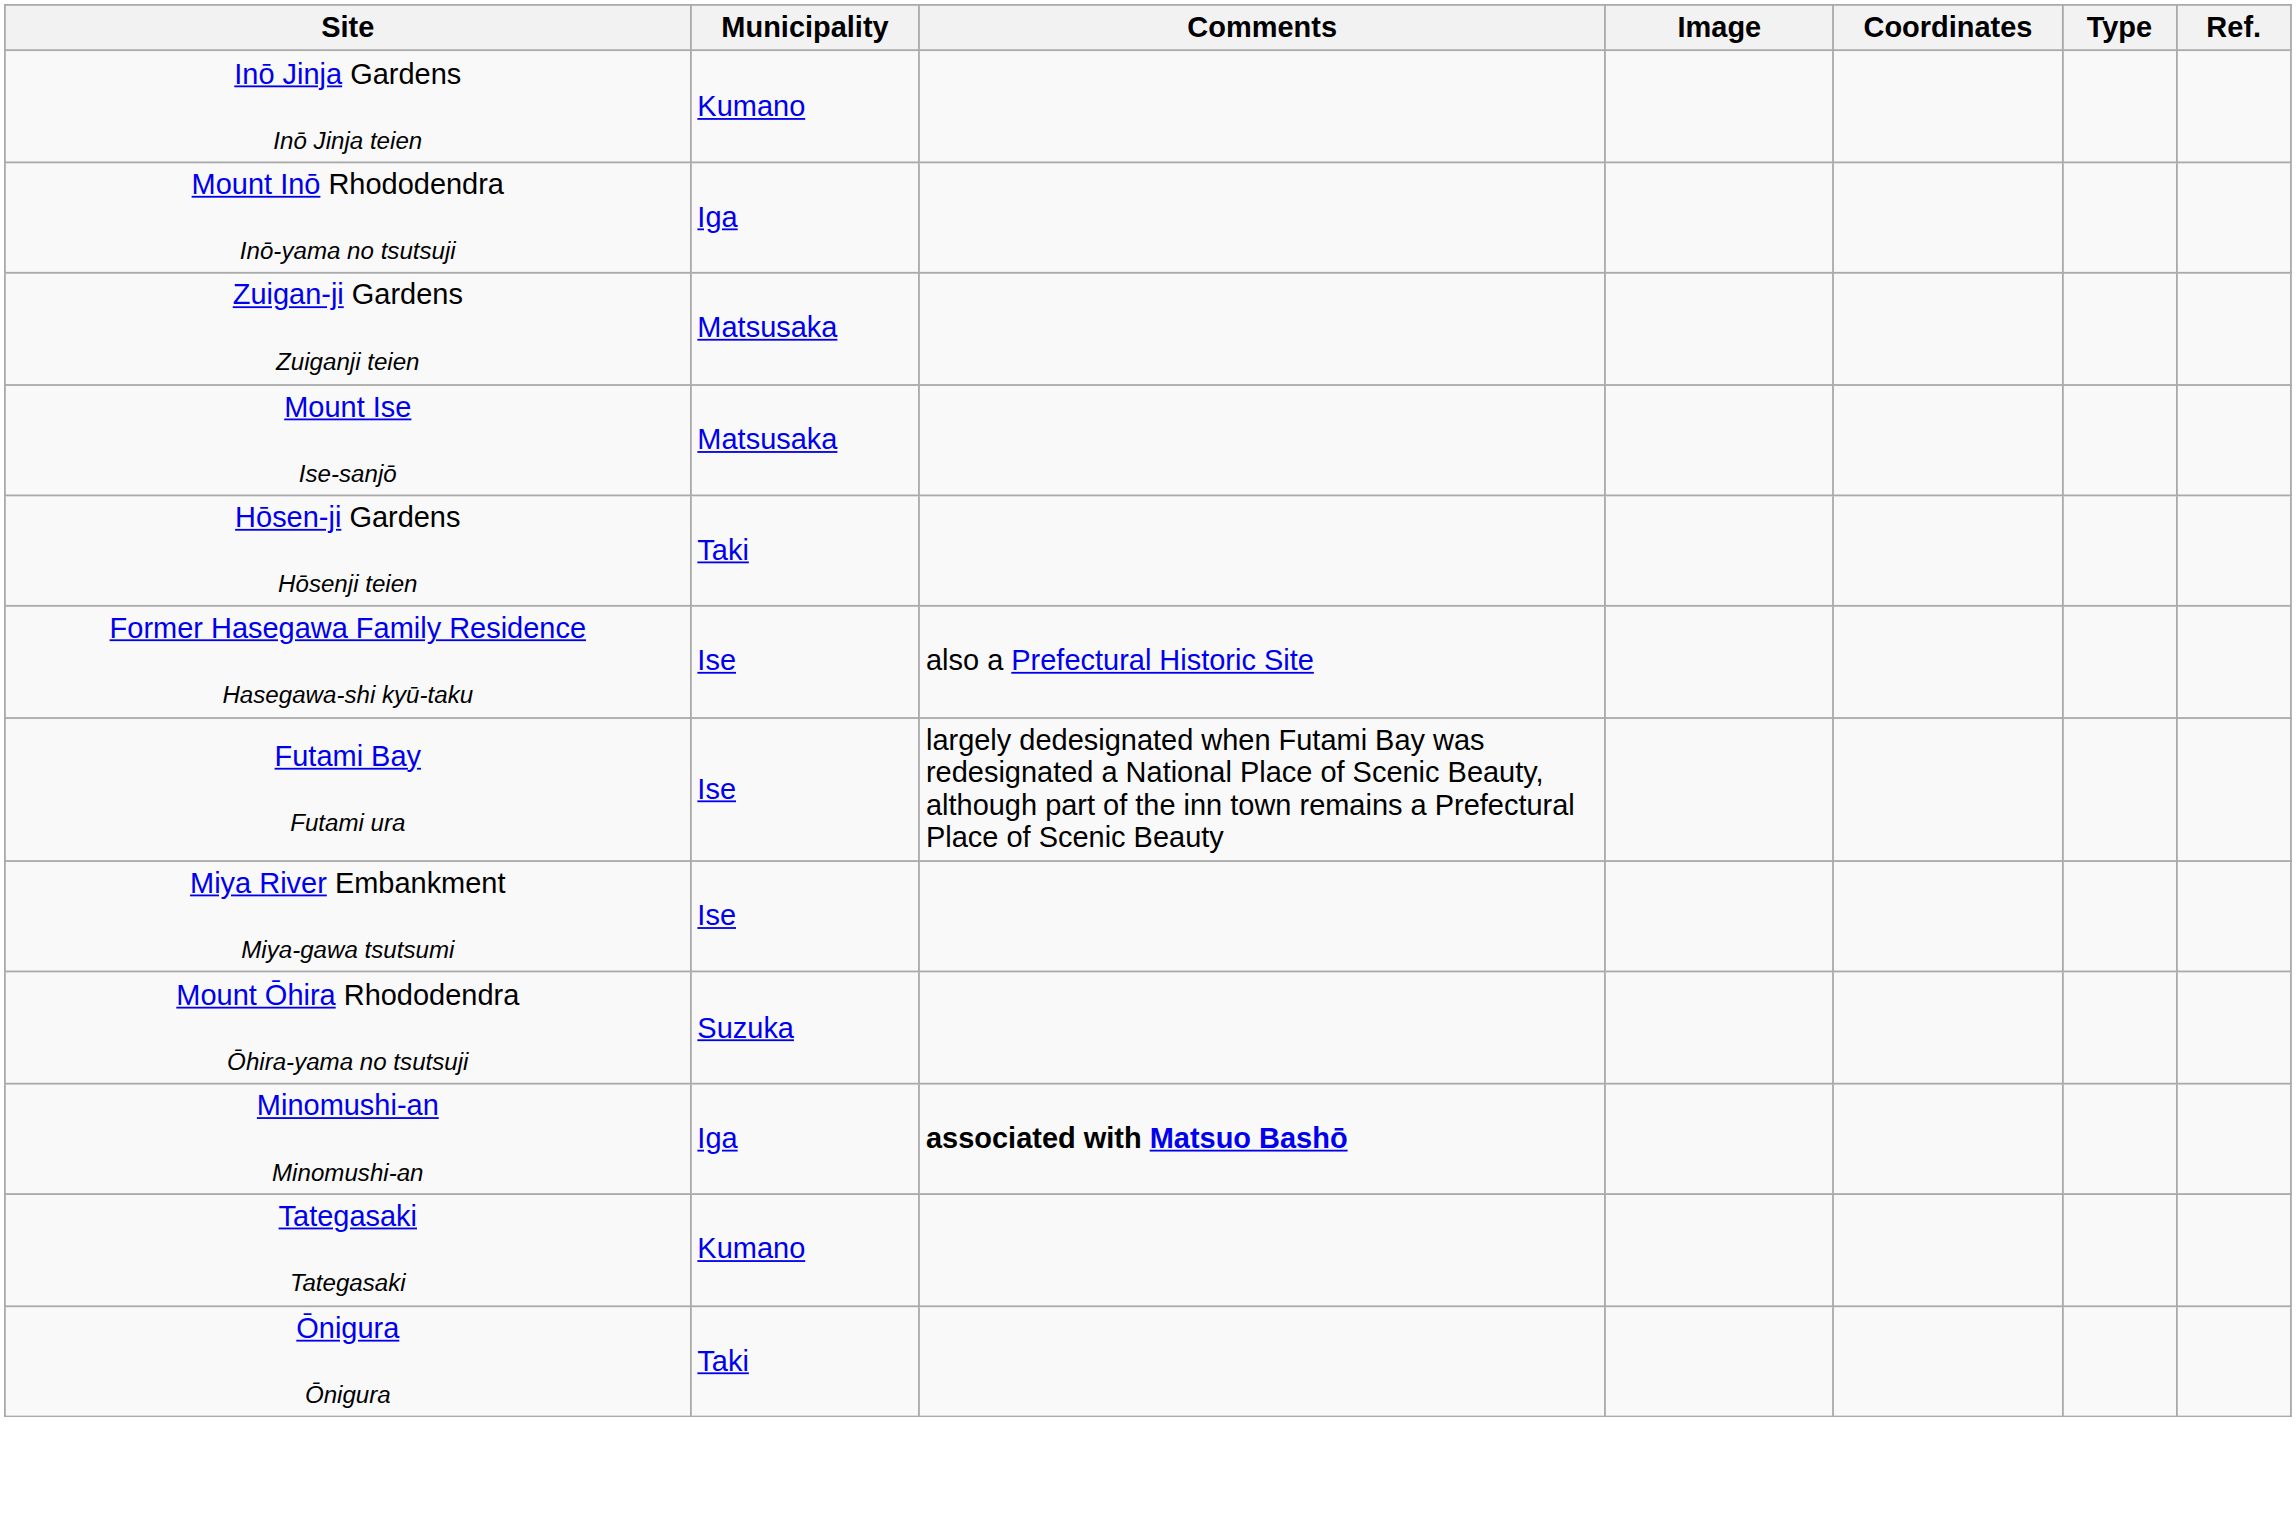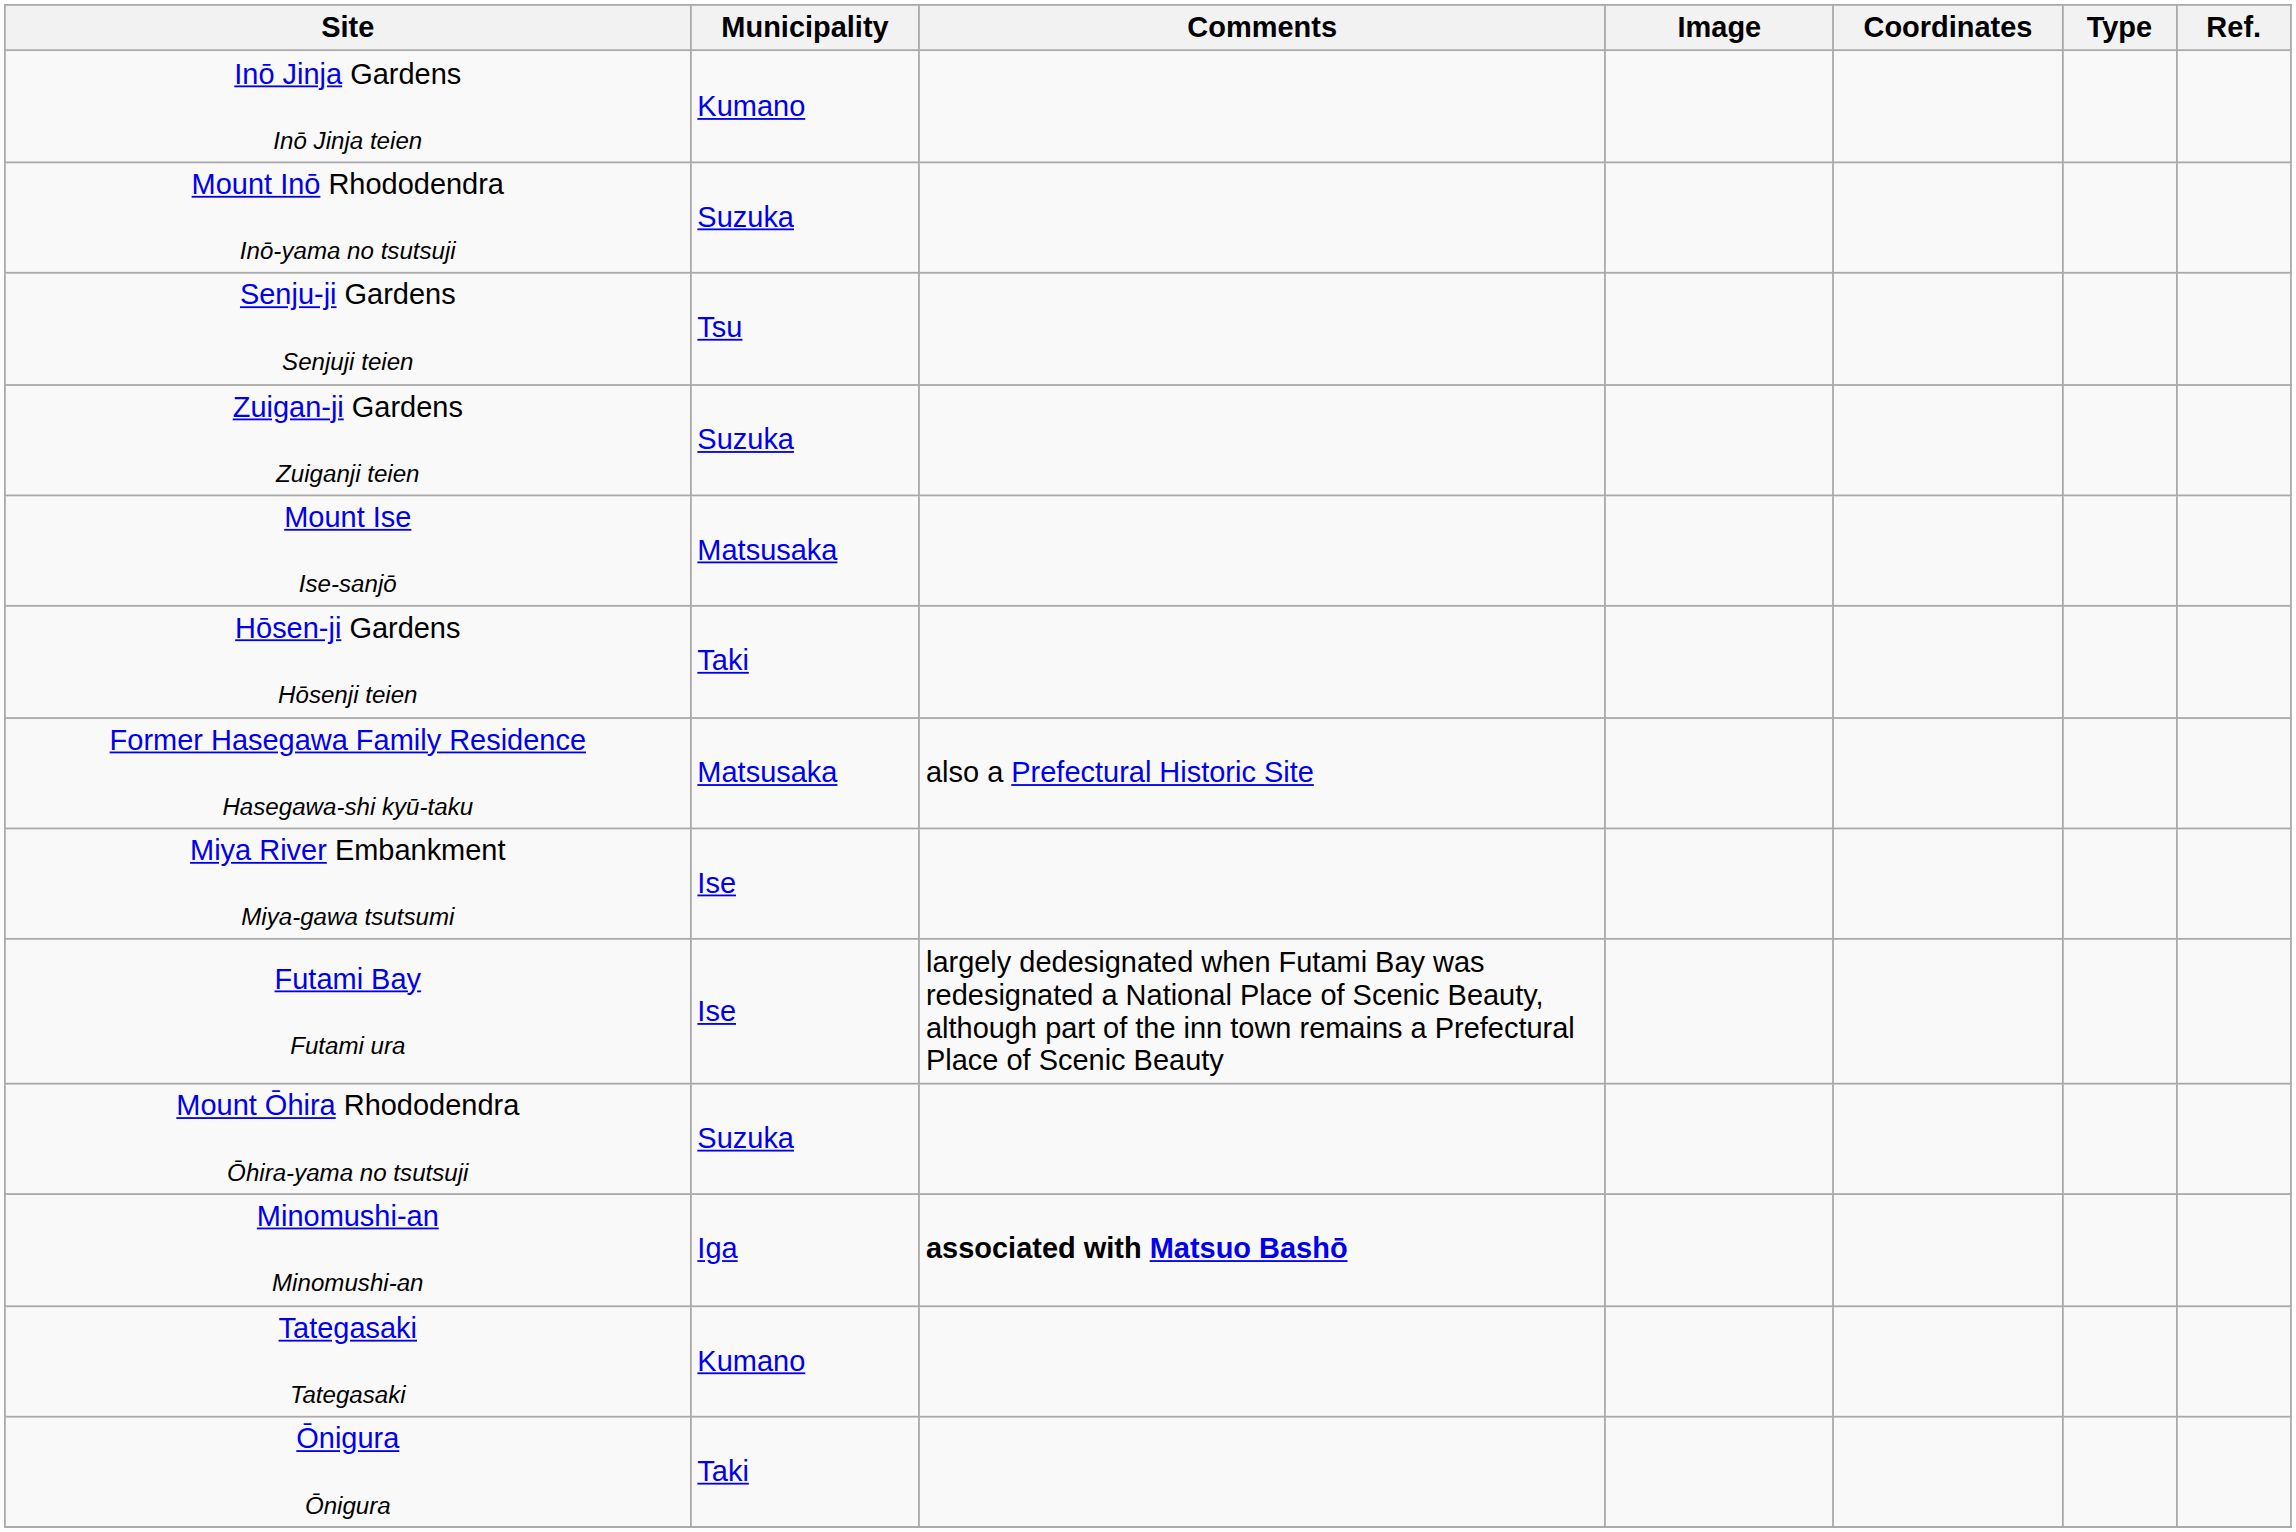(718, 217) Iga -> (746, 217) Suzuka
+ row: (348, 328)
(767, 328) Matsusaka -> (746, 439) Suzuka
(717, 661) Ise -> (767, 772) Matsusaka
rows swapped: (348, 916) <-> (348, 788)
